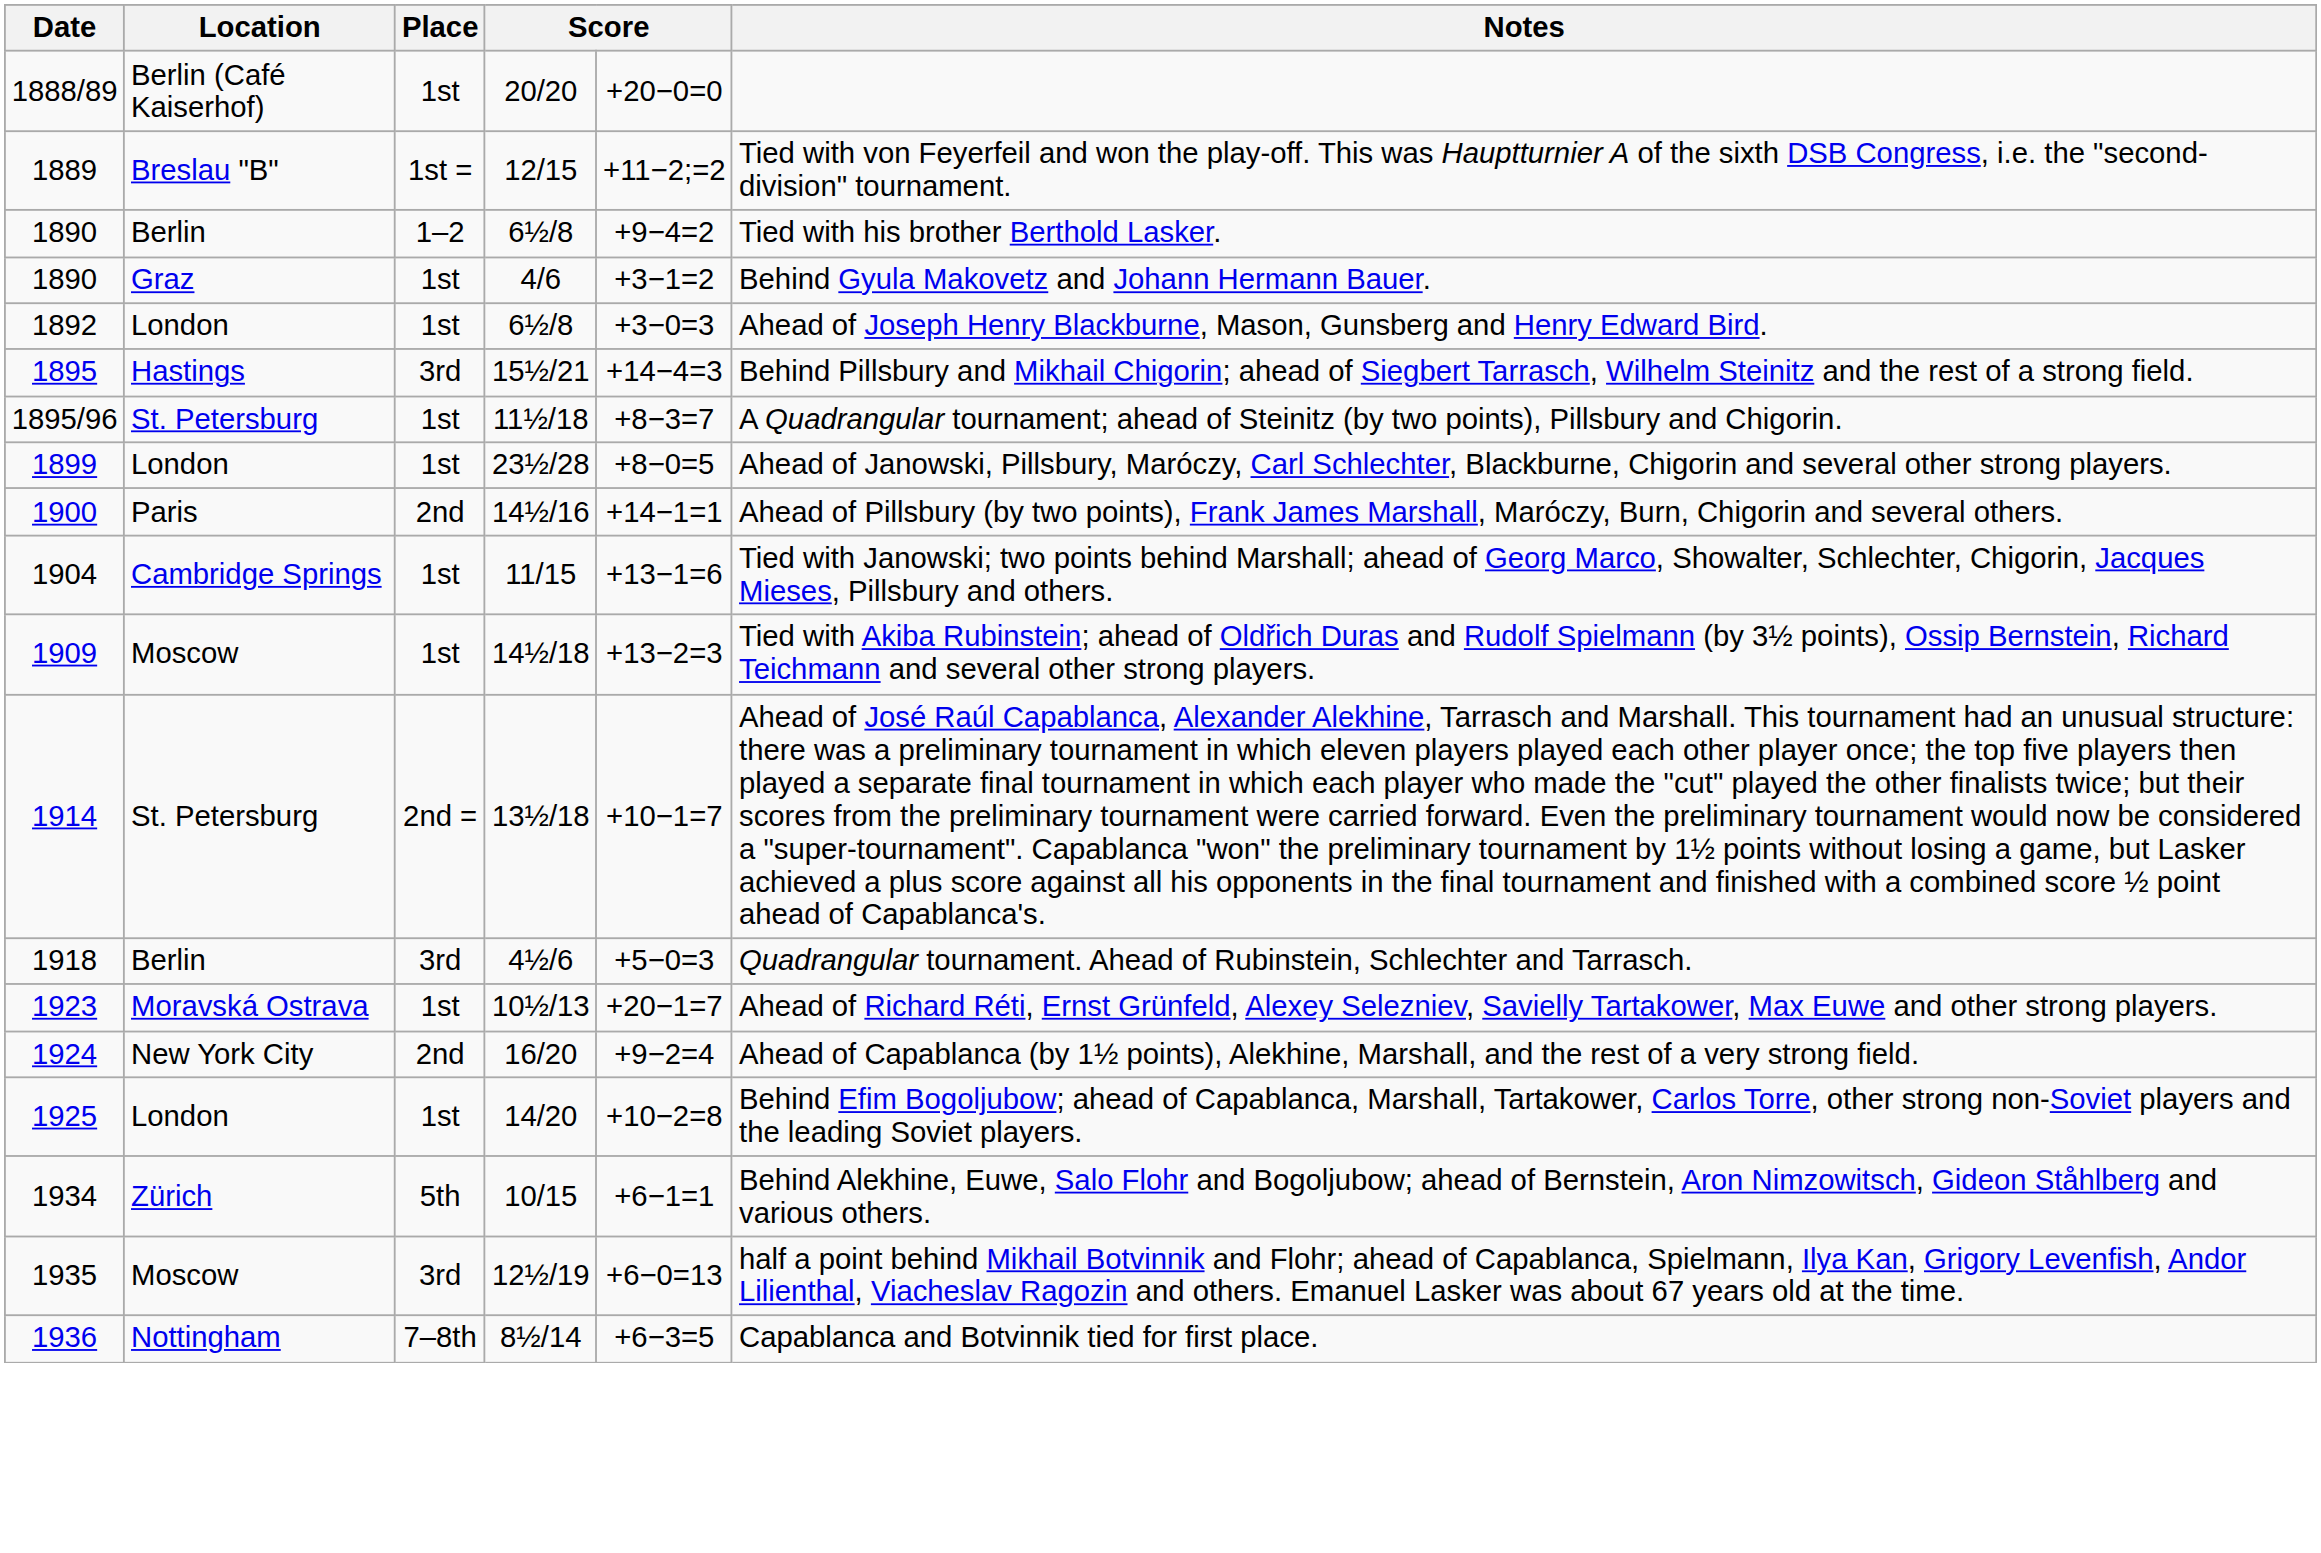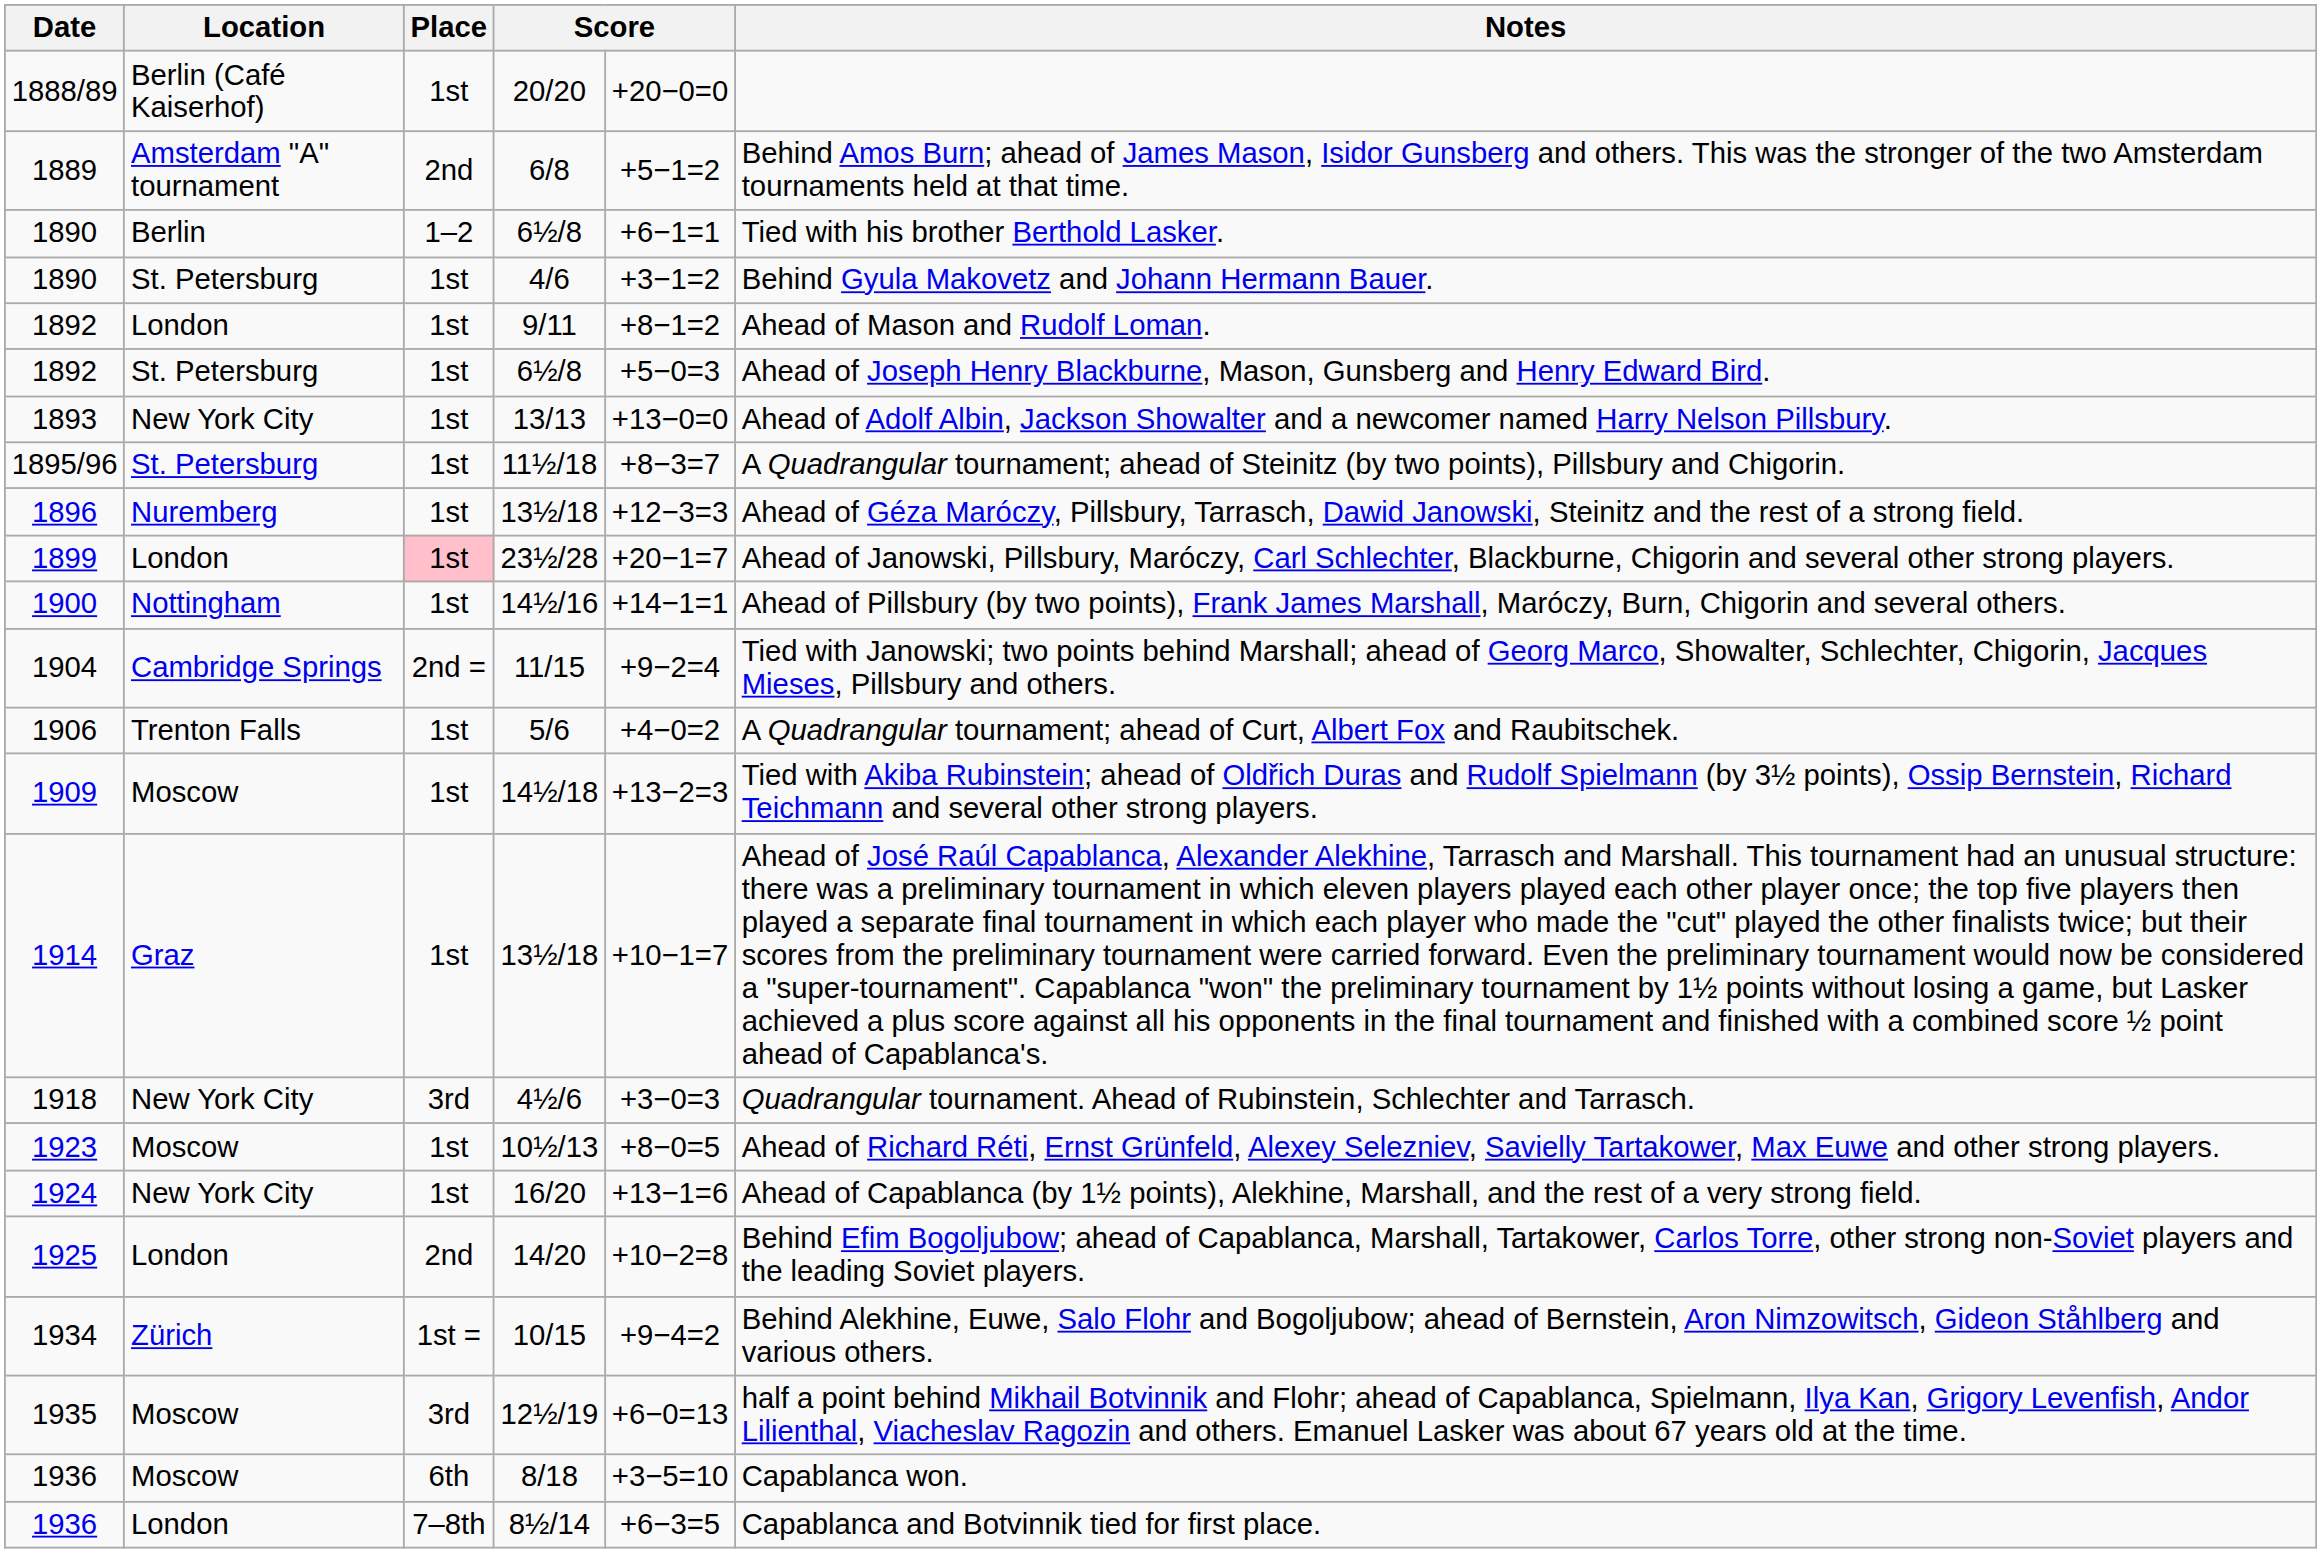- row: (65, 170)
+ row: (65, 170)
(664, 232) +9−4=2 -> (670, 232) +6−1=1
(163, 279) Graz -> (225, 279) St. Petersburg
+ row: (65, 325)
(180, 325) London -> (225, 372) St. Petersburg
(664, 325) +3−0=3 -> (670, 372) +5−0=3
+ row: (65, 418)
- row: (65, 372)
+ row: (65, 511)
(440, 465) no background -> (449, 557) pink background
(664, 465) +8−0=5 -> (670, 557) +20−1=7
(164, 511) Paris -> (206, 604) Nottingham
(440, 511) 2nd -> (449, 604) 1st
(440, 574) 1st -> (449, 667) 2nd =
(664, 574) +13−1=6 -> (670, 667) +9−2=4
+ row: (65, 730)
(225, 815) St. Petersburg -> (163, 954) Graz
(440, 815) 2nd = -> (449, 954) 1st
(168, 960) Berlin -> (222, 1100) New York City
(664, 960) +5−0=3 -> (670, 1100) +3−0=3
(250, 1007) Moravská Ostrava -> (185, 1146) Moscow
(664, 1007) +20−1=7 -> (670, 1146) +8−0=5
(440, 1053) 2nd -> (449, 1192) 1st
(664, 1053) +9−2=4 -> (670, 1192) +13−1=6
(440, 1116) 1st -> (449, 1255) 2nd
(440, 1195) 5th -> (449, 1335) 1st =
(664, 1195) +6−1=1 -> (670, 1335) +9−4=2
+ row: (65, 1477)
(206, 1338) Nottingham -> (180, 1523) London
